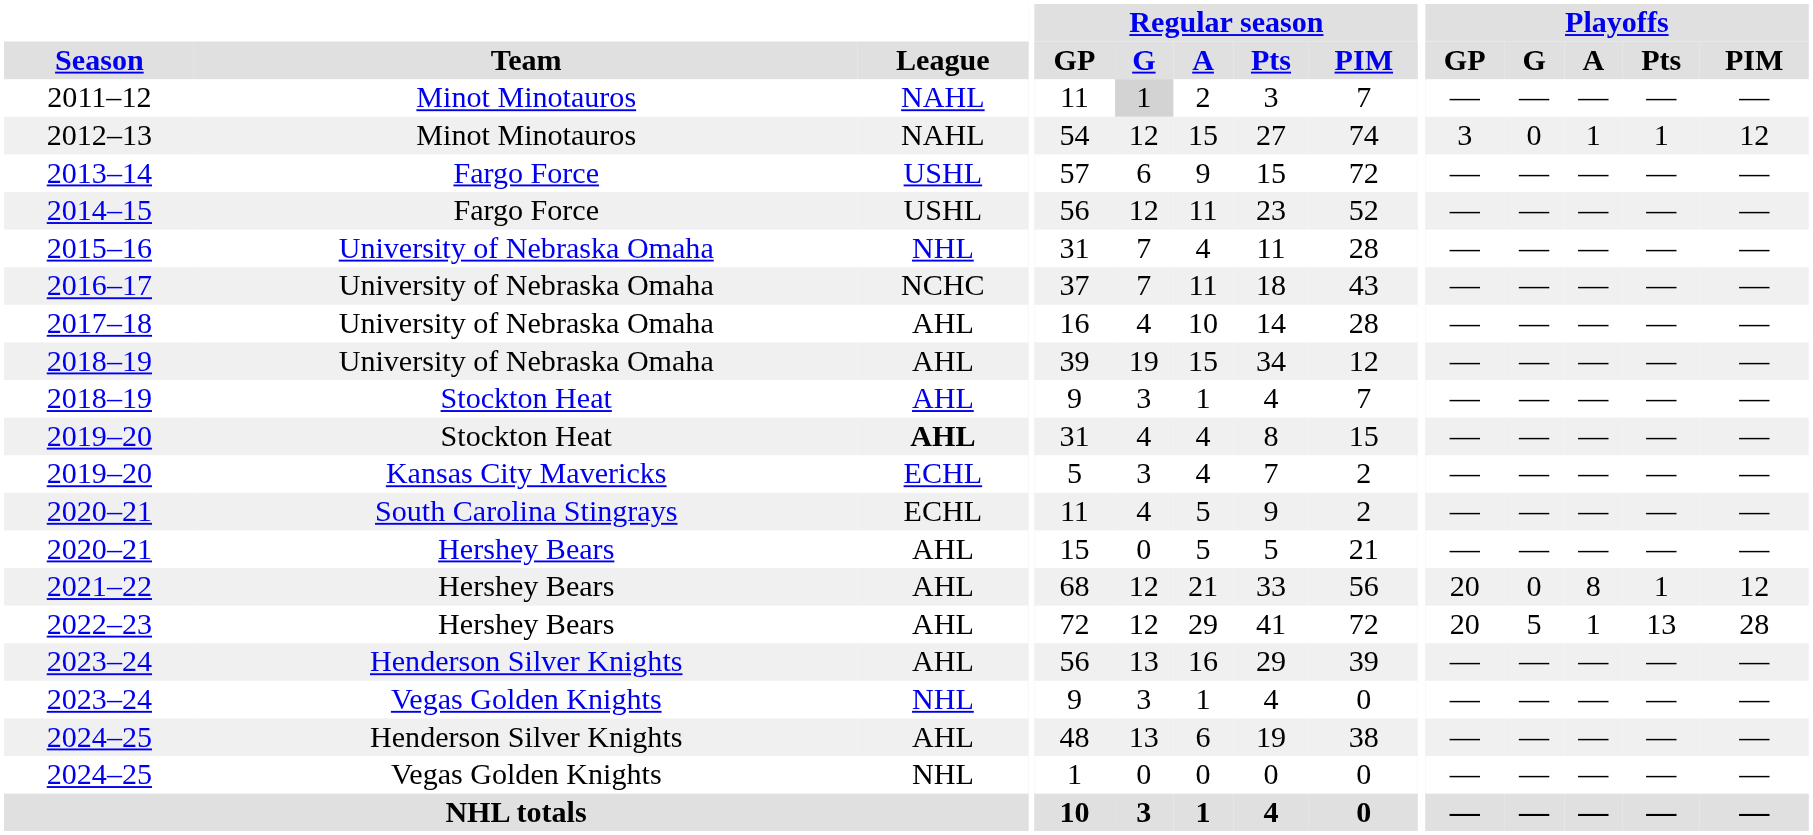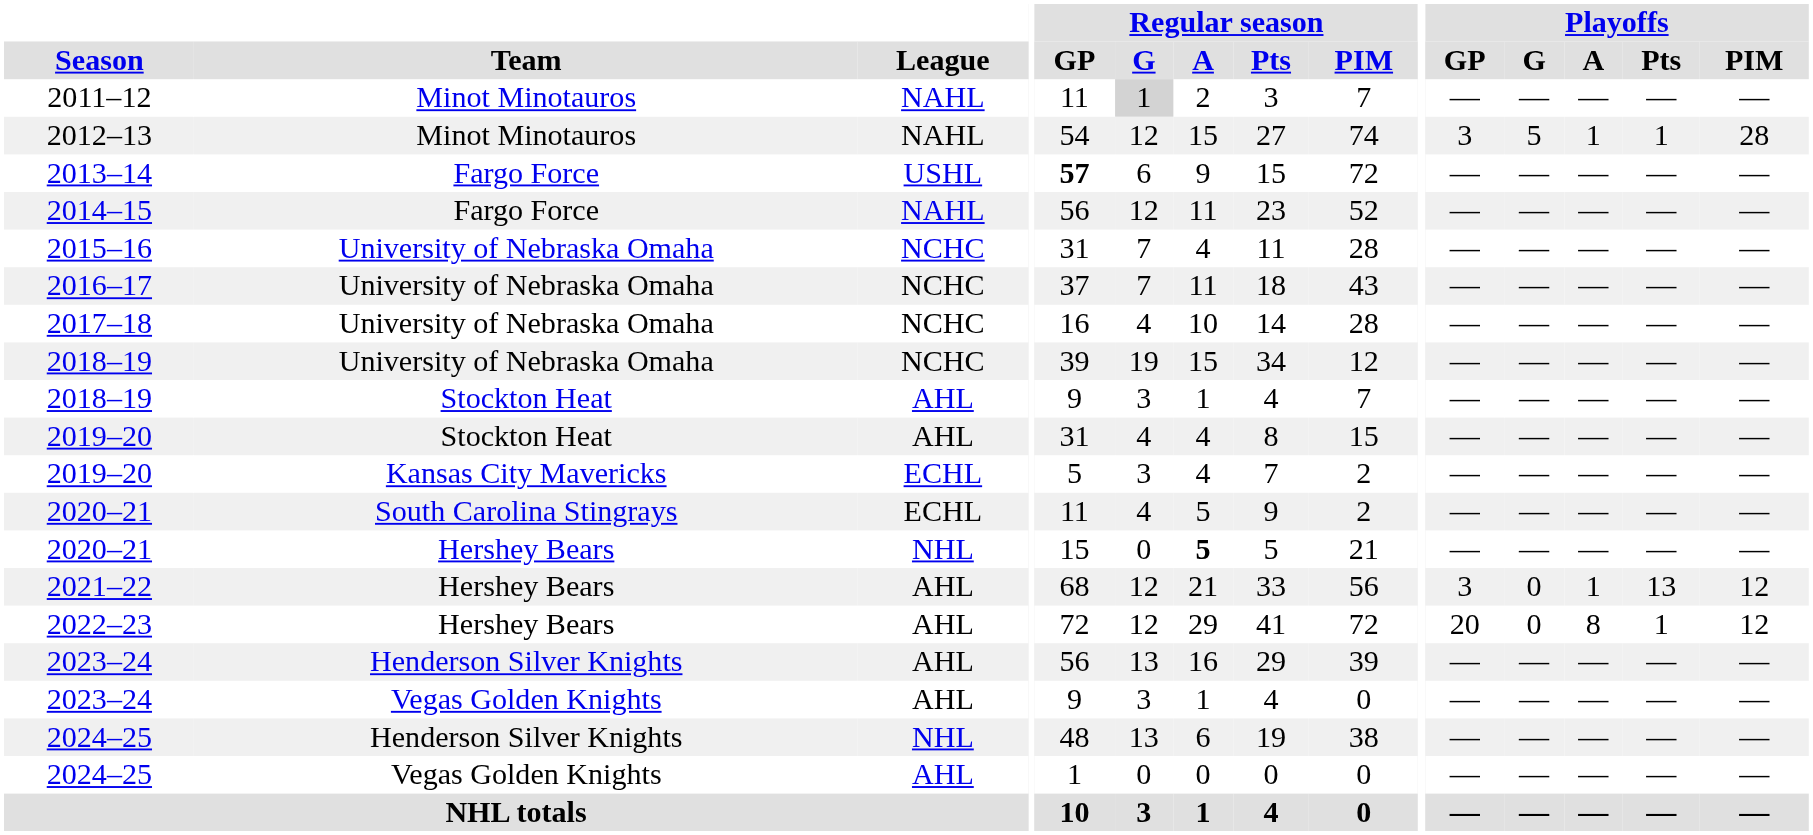(1534, 135) 0 -> (1534, 135) 5
(1754, 135) 12 -> (1754, 135) 28
(1074, 172) normal -> (1074, 172) bold
(943, 210) USHL -> (943, 210) NAHL
(943, 247) NHL -> (943, 247) NCHC
(943, 323) AHL -> (943, 323) NCHC
(943, 360) AHL -> (943, 360) NCHC
(943, 435) bold -> (943, 435) normal
(943, 548) AHL -> (943, 548) NHL
(1203, 548) normal -> (1203, 548) bold
(1465, 586) 20 -> (1465, 586) 3
(1593, 586) 8 -> (1593, 586) 1
(1661, 586) 1 -> (1661, 586) 13
(1534, 623) 5 -> (1534, 623) 0
(1593, 623) 1 -> (1593, 623) 8
(1661, 623) 13 -> (1661, 623) 1
(1754, 623) 28 -> (1754, 623) 12
(943, 699) NHL -> (943, 699) AHL
(943, 736) AHL -> (943, 736) NHL
(943, 774) NHL -> (943, 774) AHL
